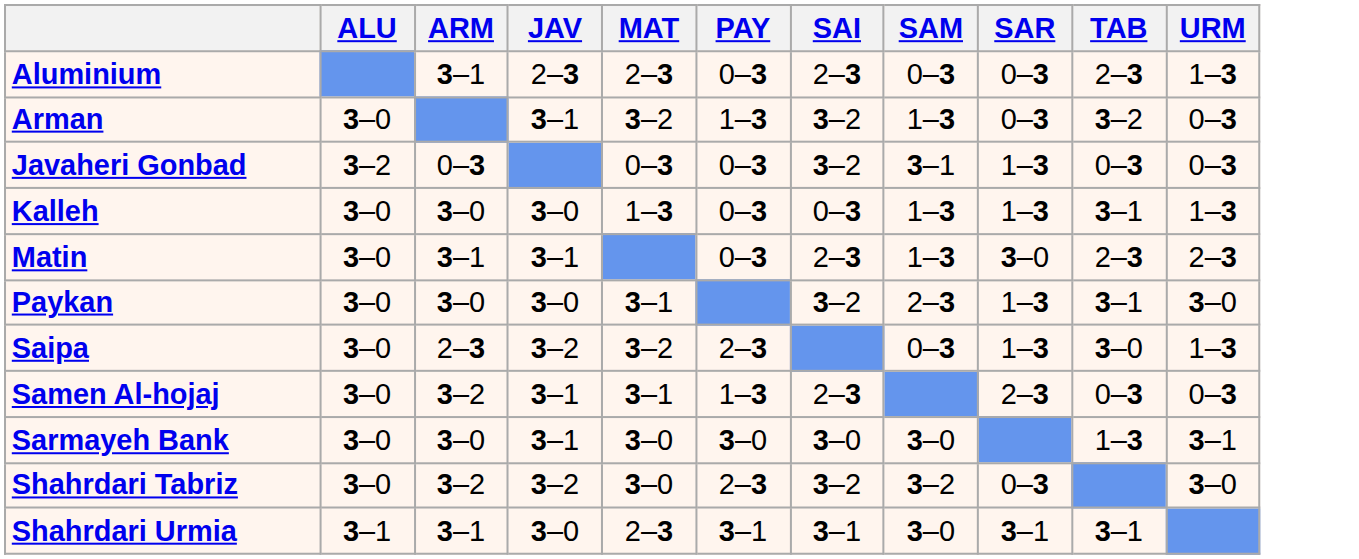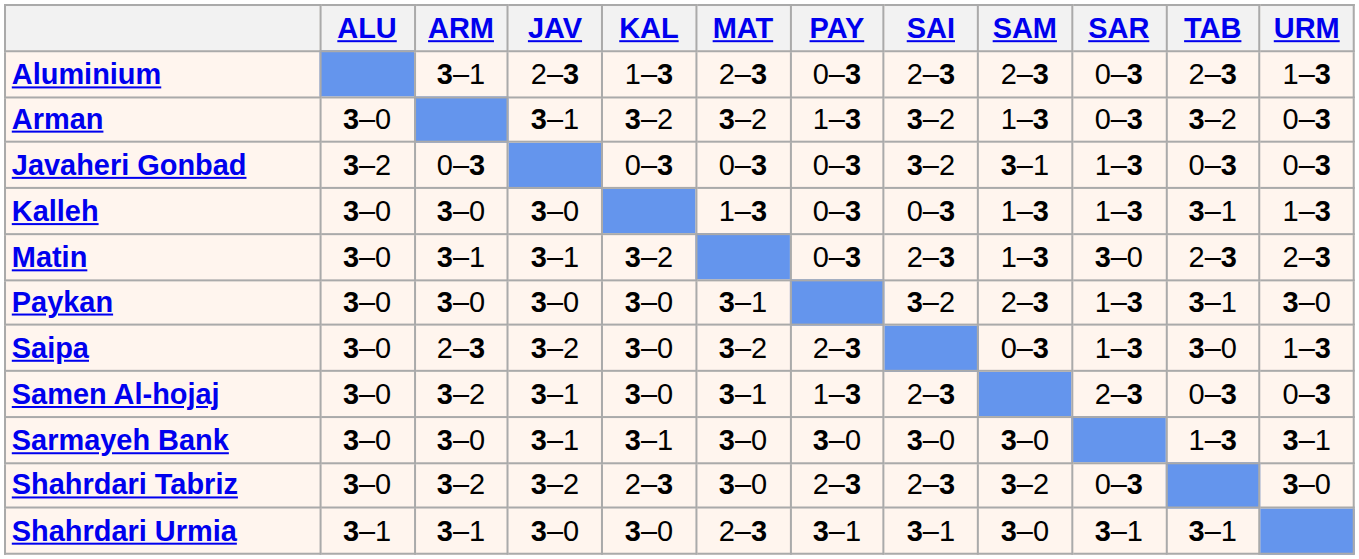+ column: (649, 28)
(931, 74) 0–3 -> (1025, 74) 2–3
(837, 486) 3–2 -> (931, 486) 2–3
